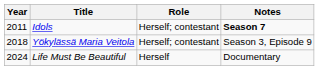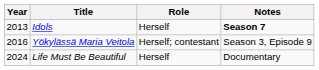(17, 27) 2011 -> (17, 27) 2013
(179, 27) Herself; contestant -> (154, 27) Herself
(17, 42) 2018 -> (17, 42) 2016
